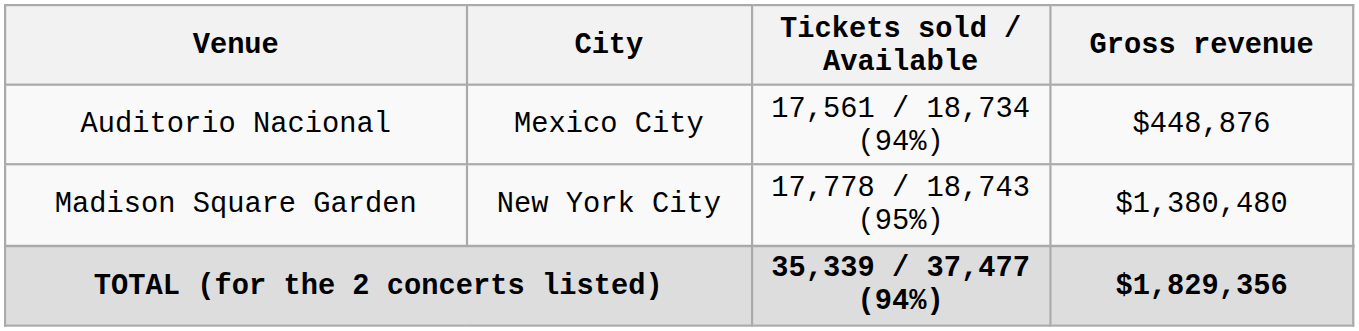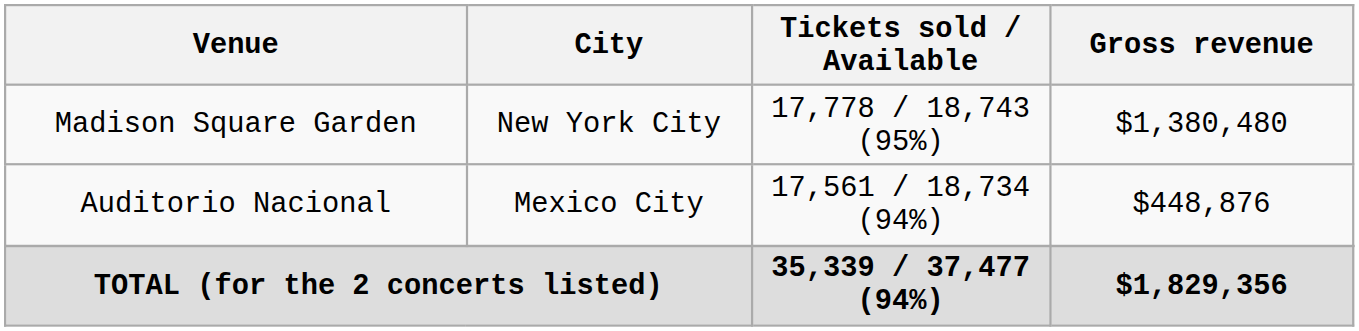rows swapped: (236, 205) <-> (236, 125)
